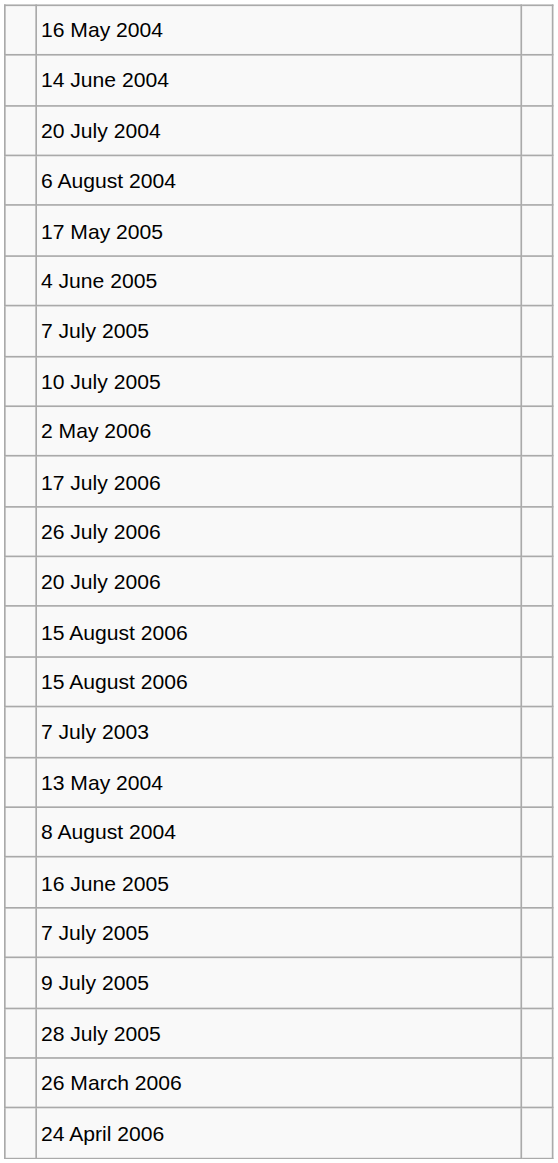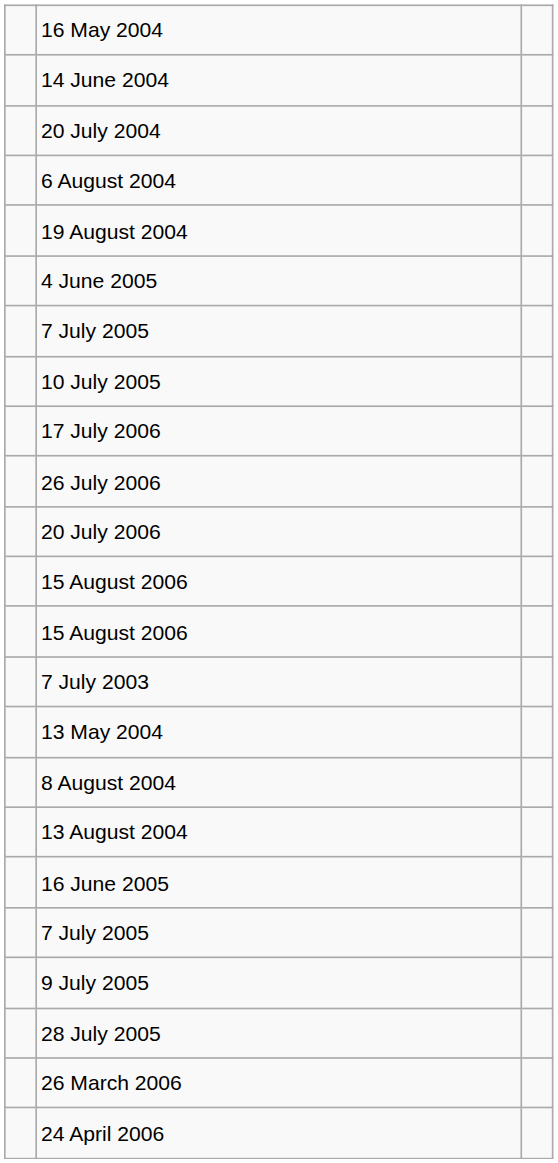+ row: (20, 231)
- row: (20, 231)
- row: (20, 431)
+ row: (20, 832)
